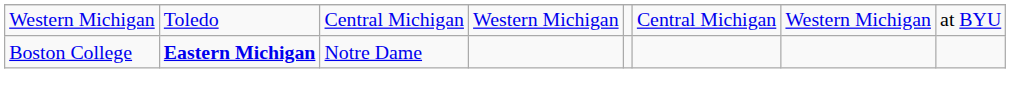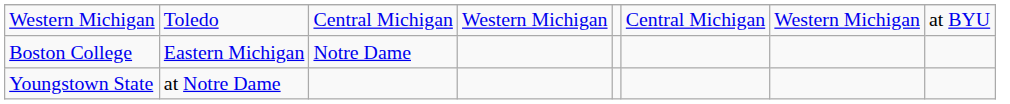(240, 51) bold -> (234, 51) normal
+ row: (81, 83)
